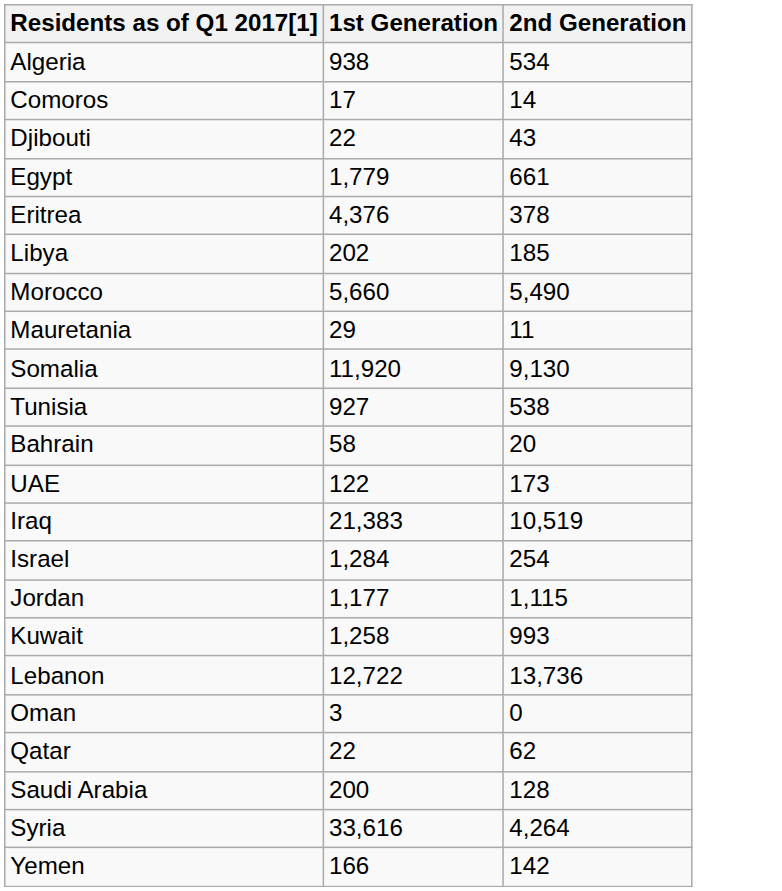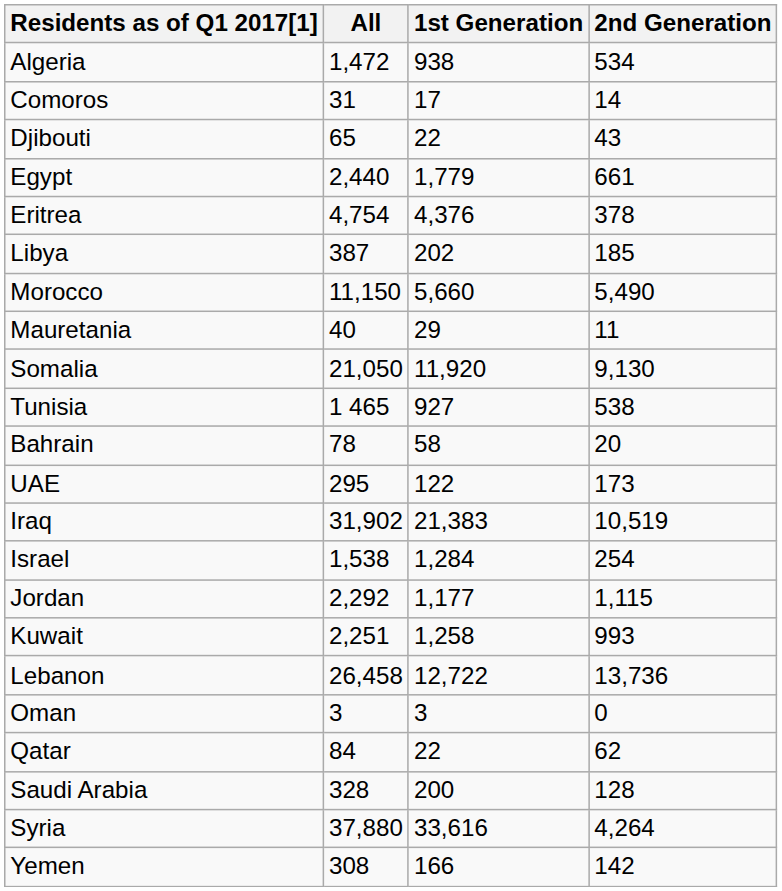+ column: (366, 23)
